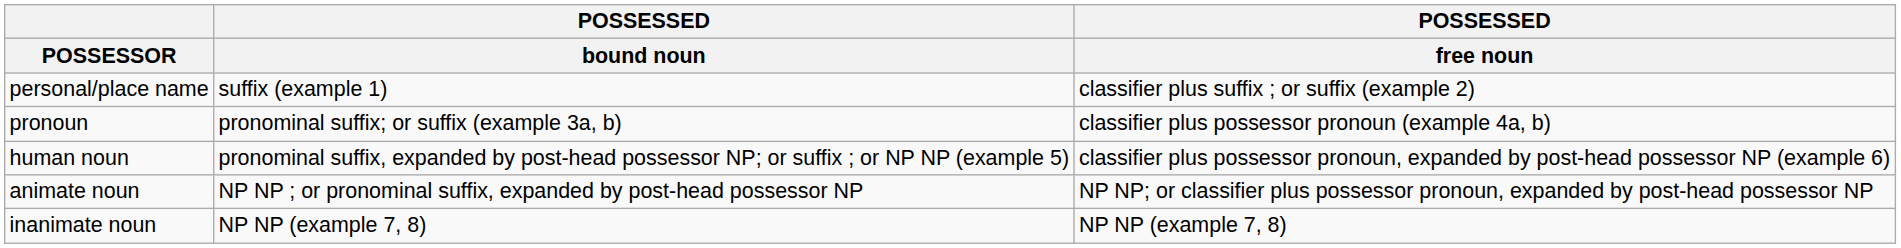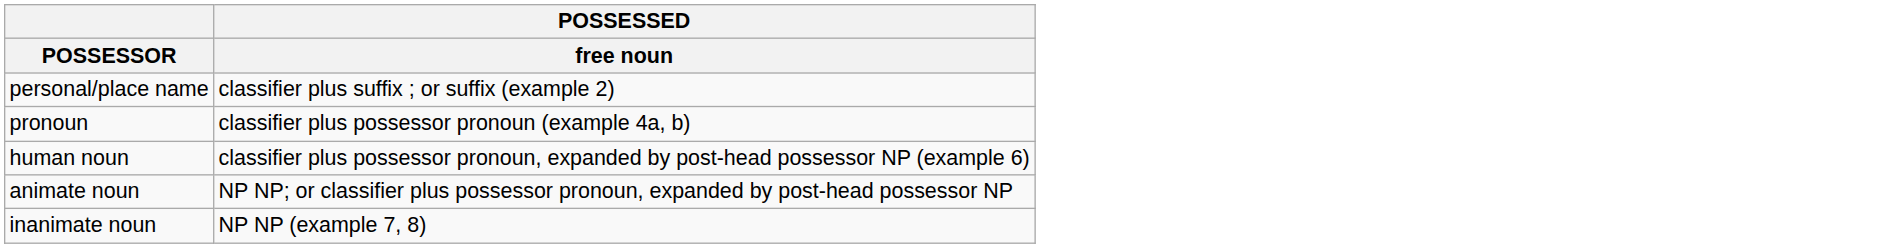- column: (644, 55)
